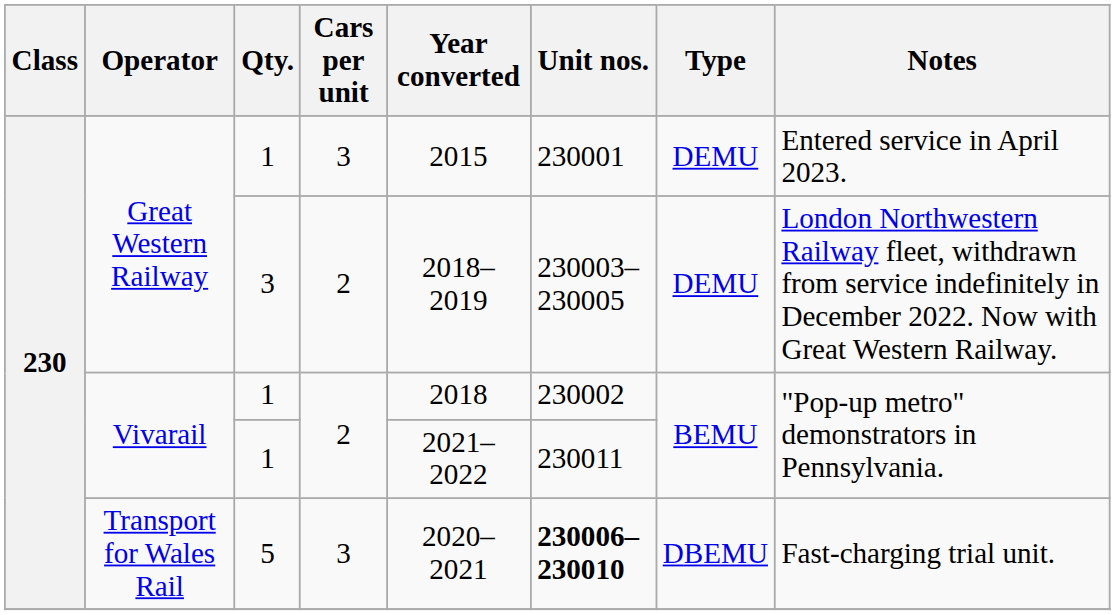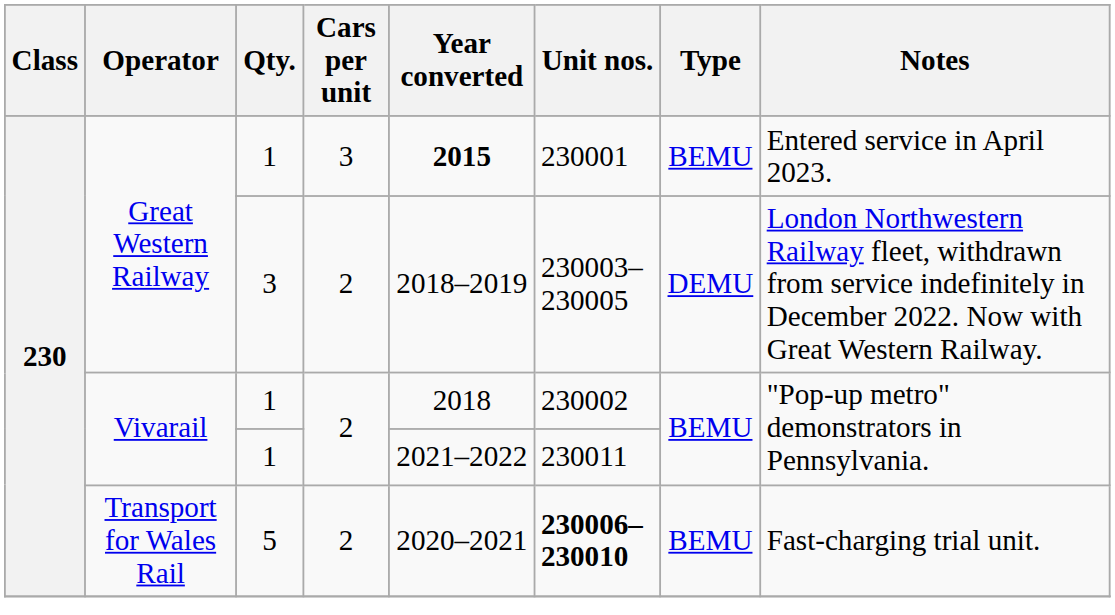(458, 155) normal -> (462, 155) bold
(715, 155) DEMU -> (710, 155) BEMU
(344, 553) 3 -> (346, 539) 2
(715, 553) DBEMU -> (710, 539) BEMU
